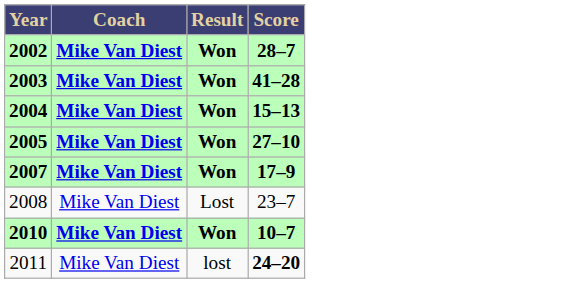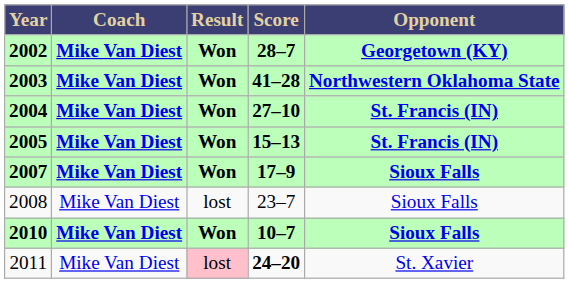+ column: (434, 19)
(276, 111) 15–13 -> (276, 111) 27–10
(276, 141) 27–10 -> (276, 141) 15–13
(217, 202) Lost -> (217, 202) lost
(217, 263) no background -> (217, 263) pink background
